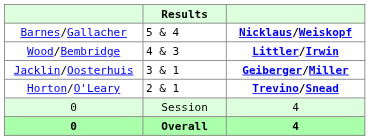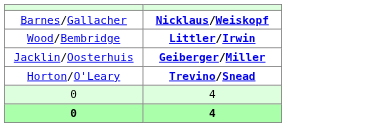- column: (185, 14)
